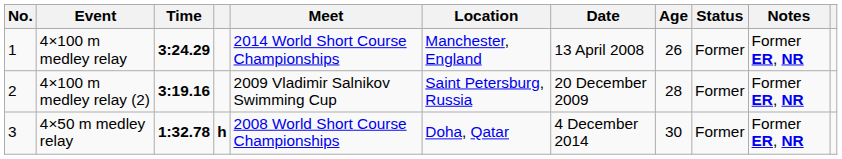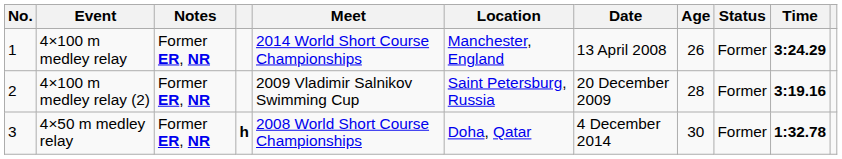columns swapped: (184, 16) <-> (789, 16)
